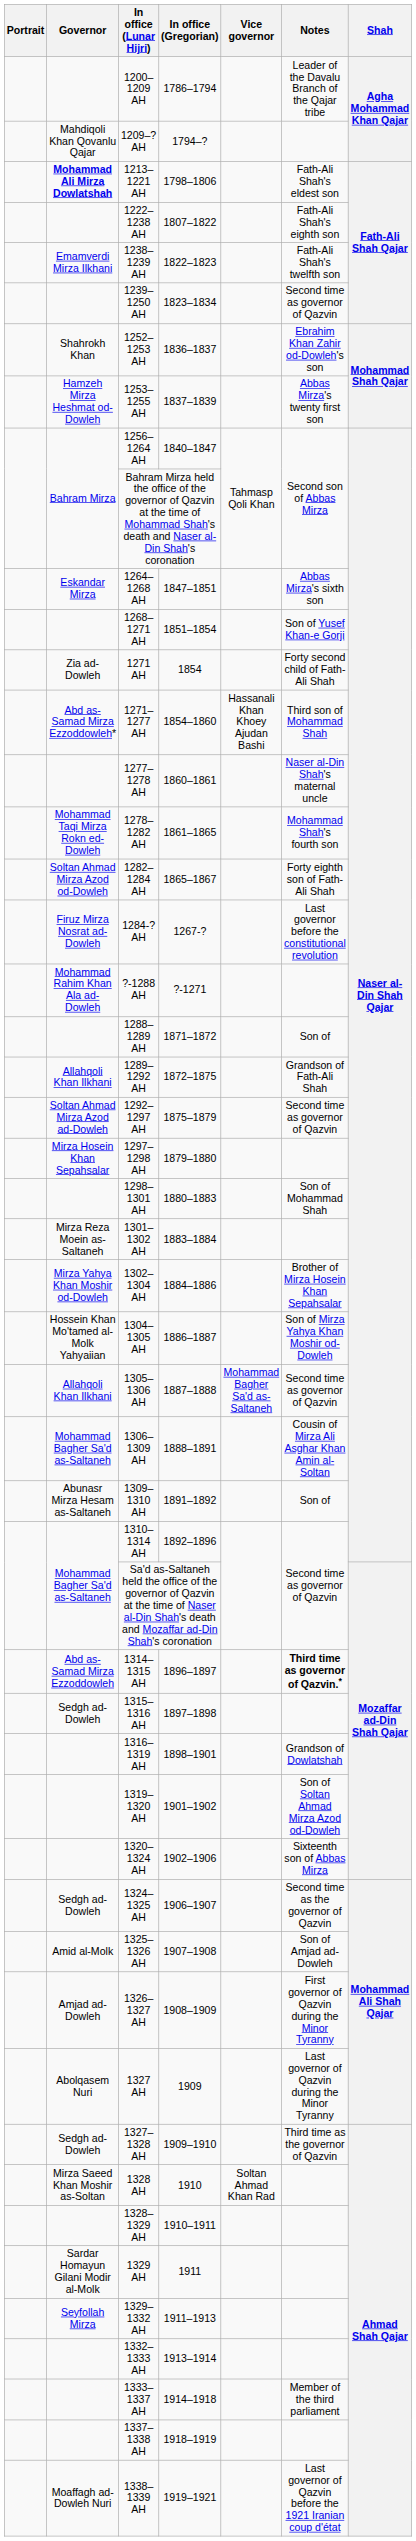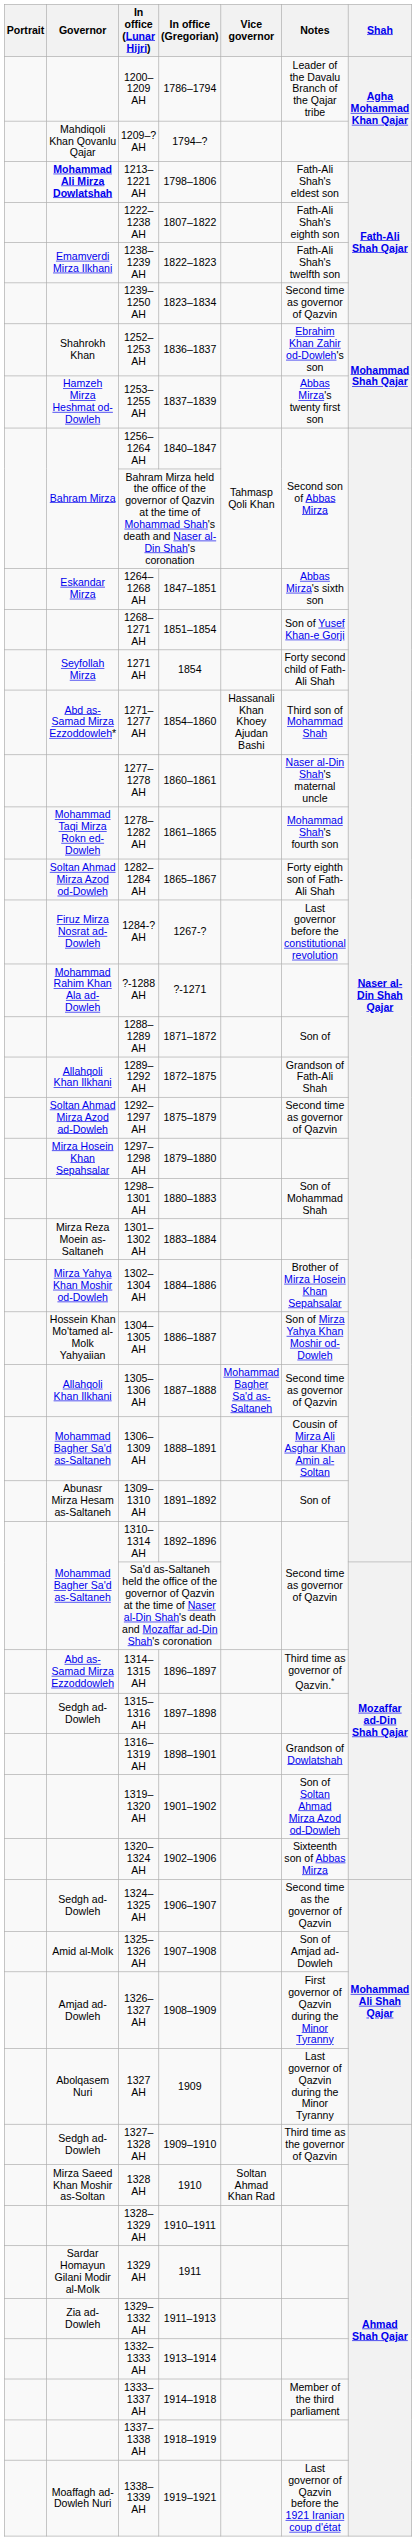(83, 670) Zia ad-Dowleh -> (83, 670) Seyfollah Mirza
(315, 1671) bold -> (315, 1671) normal
(83, 2318) Seyfollah Mirza -> (83, 2318) Zia ad-Dowleh
